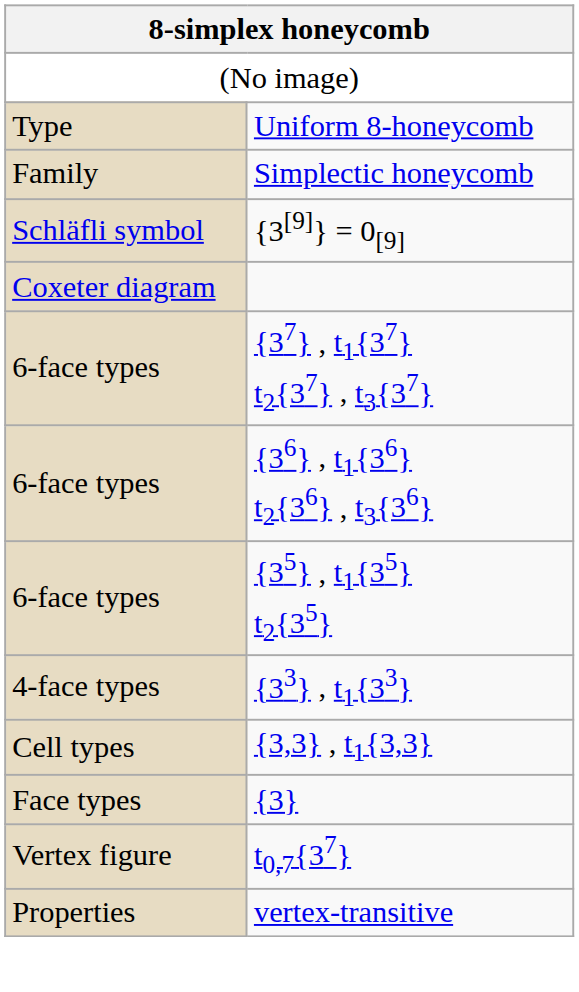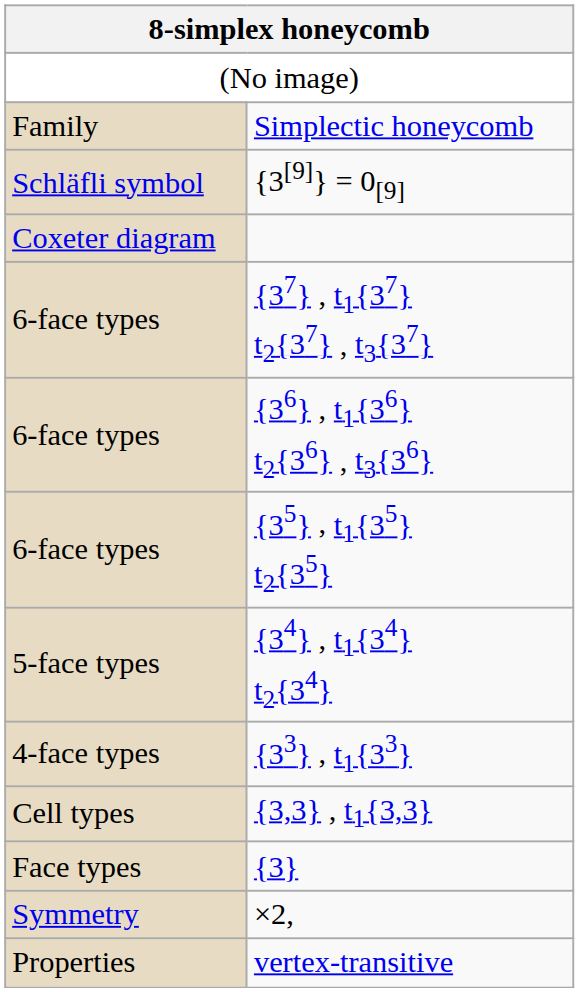- row: (394, 125)
+ row: (333, 663)
- row: (303, 855)
+ row: (274, 914)
